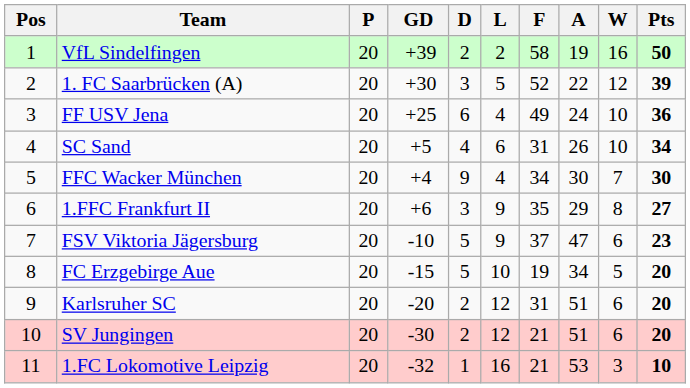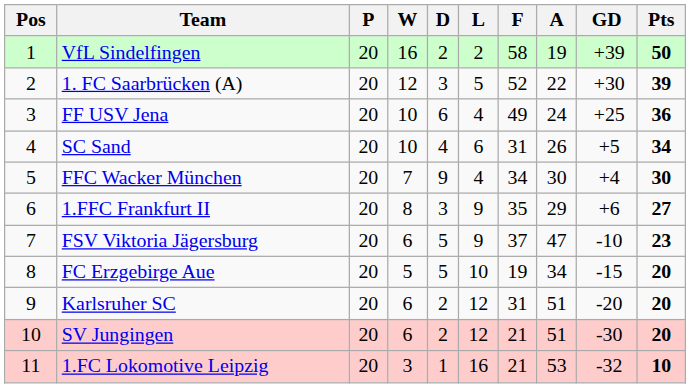columns swapped: (618, 20) <-> (418, 20)
